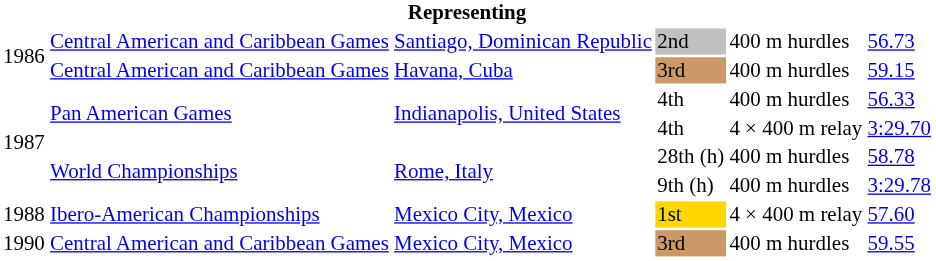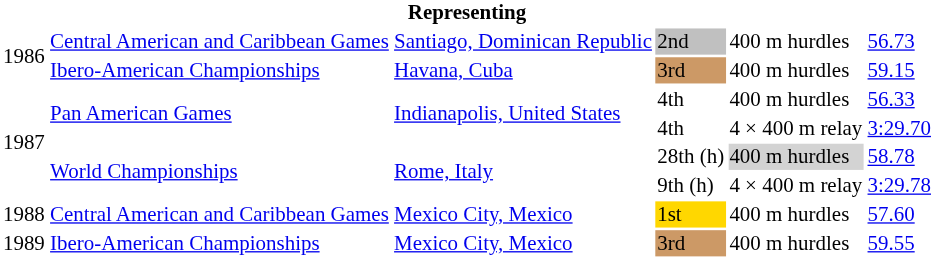(219, 70) Central American and Caribbean Games -> (185, 70) Ibero-American Championships
(789, 156) no background -> (789, 156) lightgrey background
(789, 185) 400 m hurdles -> (796, 185) 4 × 400 m relay
(185, 214) Ibero-American Championships -> (219, 214) Central American and Caribbean Games
(796, 214) 4 × 400 m relay -> (789, 214) 400 m hurdles
(24, 243) 1990 -> (24, 243) 1989
(219, 243) Central American and Caribbean Games -> (185, 243) Ibero-American Championships
